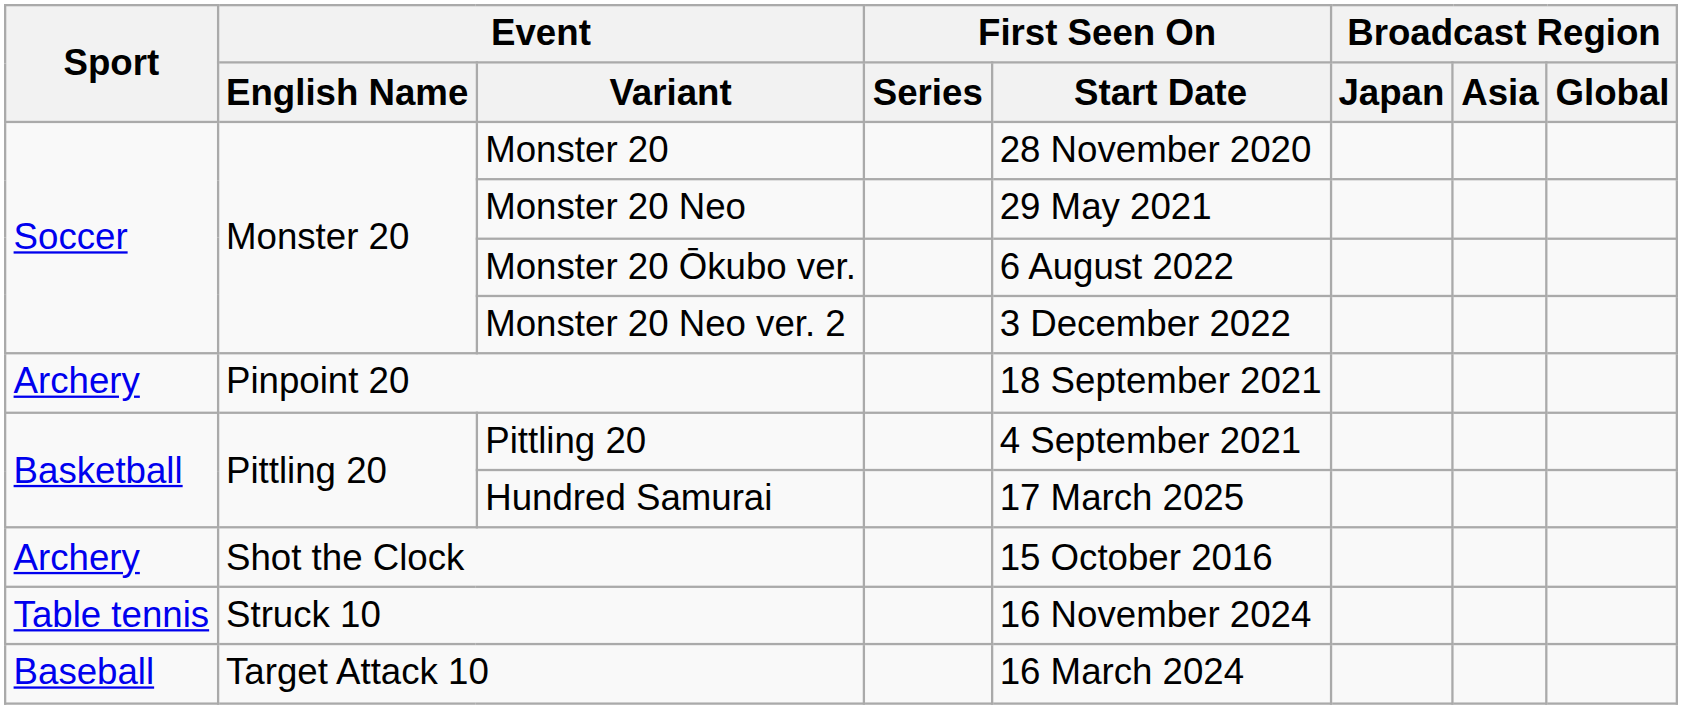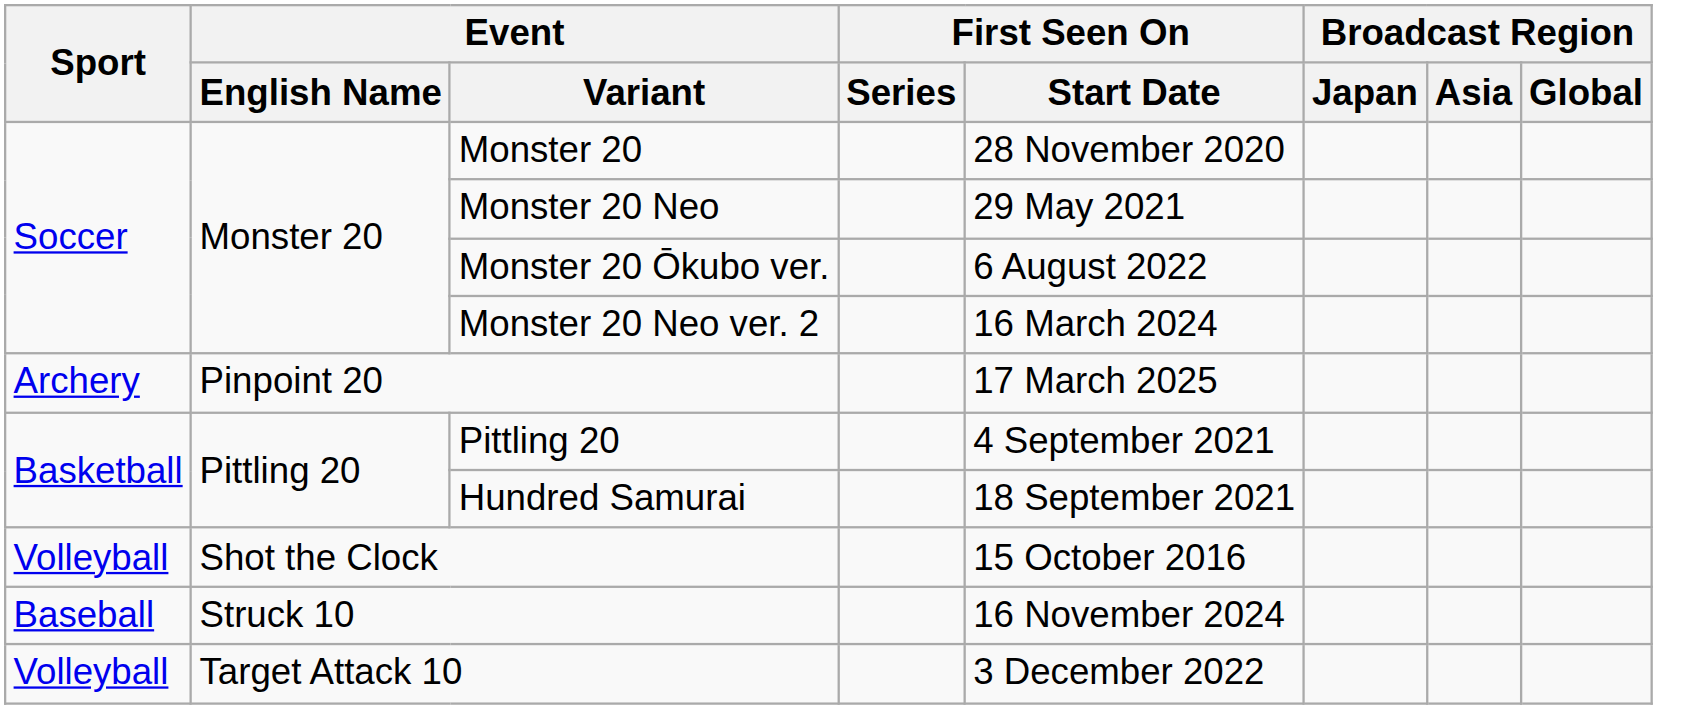(1145, 324) 3 December 2022 -> (1095, 324) 16 March 2024
(1161, 382) 18 September 2021 -> (1095, 382) 17 March 2025
(1122, 498) 17 March 2025 -> (1134, 498) 18 September 2021
(77, 556) Archery -> (91, 556) Volleyball
(111, 614) Table tennis -> (84, 614) Baseball
(84, 672) Baseball -> (91, 672) Volleyball
(1122, 672) 16 March 2024 -> (1119, 672) 3 December 2022
